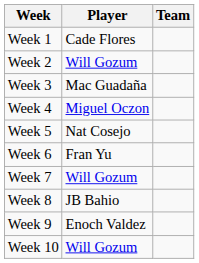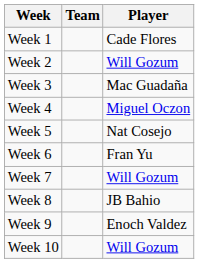columns swapped: (107, 16) <-> (173, 16)
